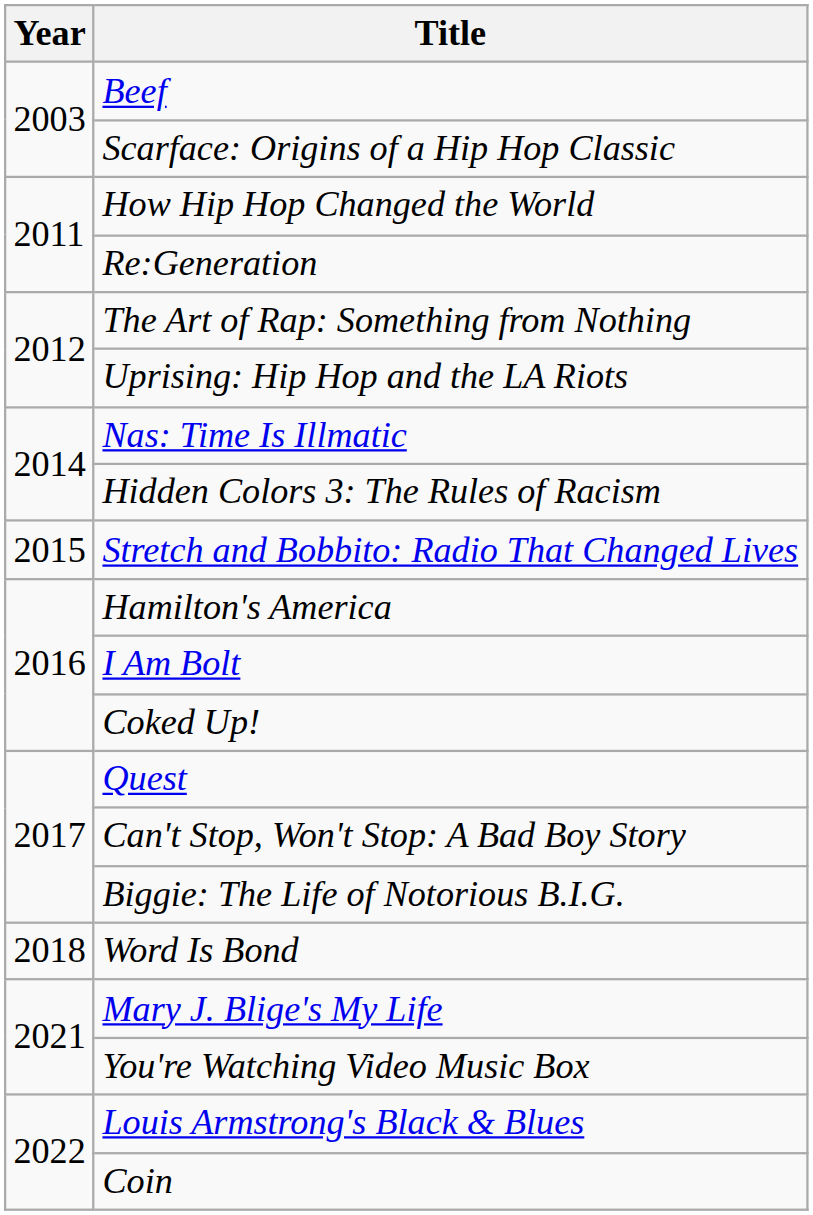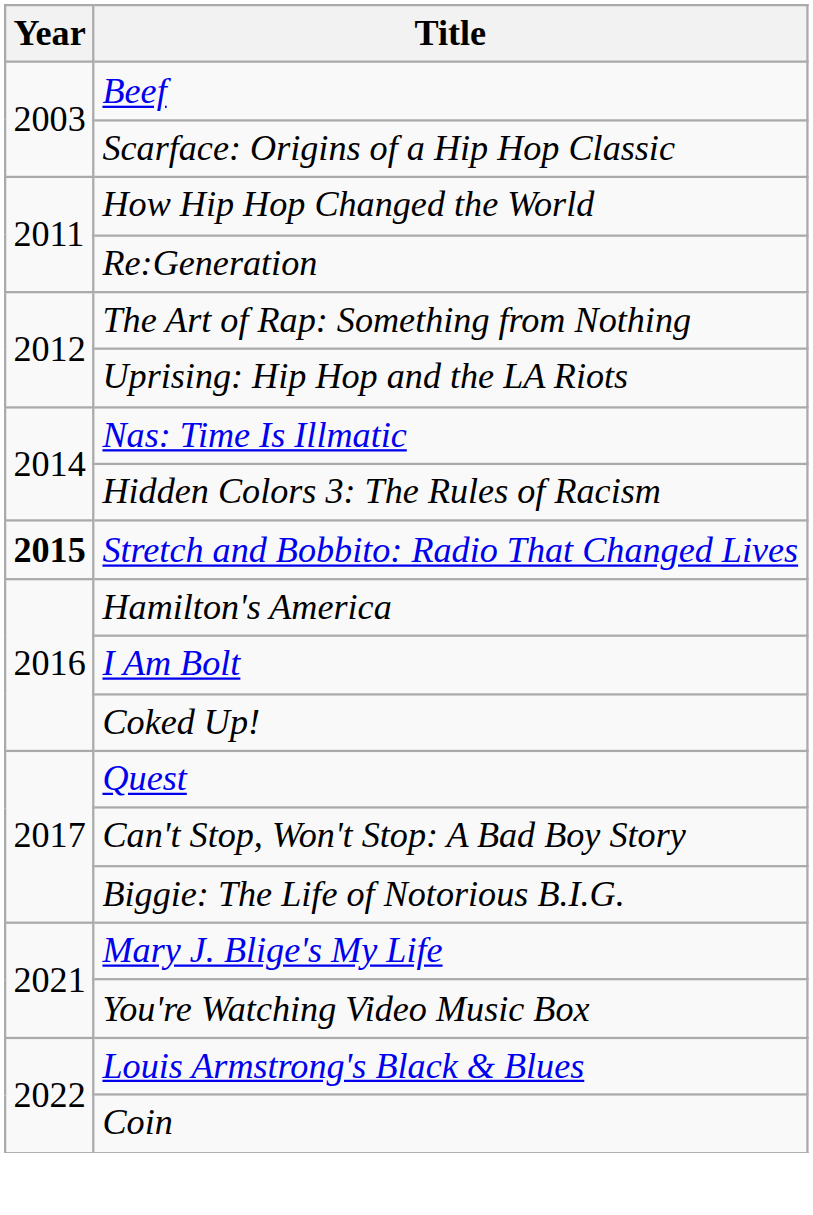(50, 549) normal -> (50, 549) bold
- row: (201, 950)
